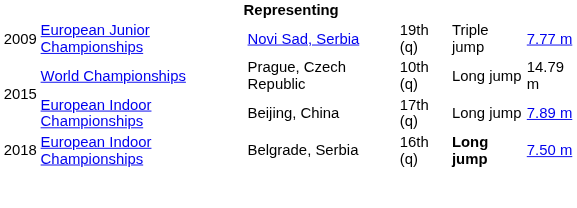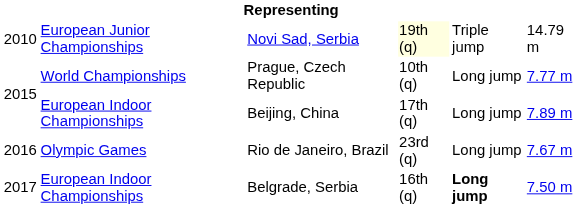(20, 39) 2009 -> (20, 39) 2010
(414, 39) no background -> (414, 39) lightyellow background
(550, 39) 7.77 m -> (545, 39) 14.79 m
(545, 76) 14.79 m -> (550, 76) 7.77 m
+ row: (318, 150)
(20, 150) 2018 -> (20, 187) 2017
